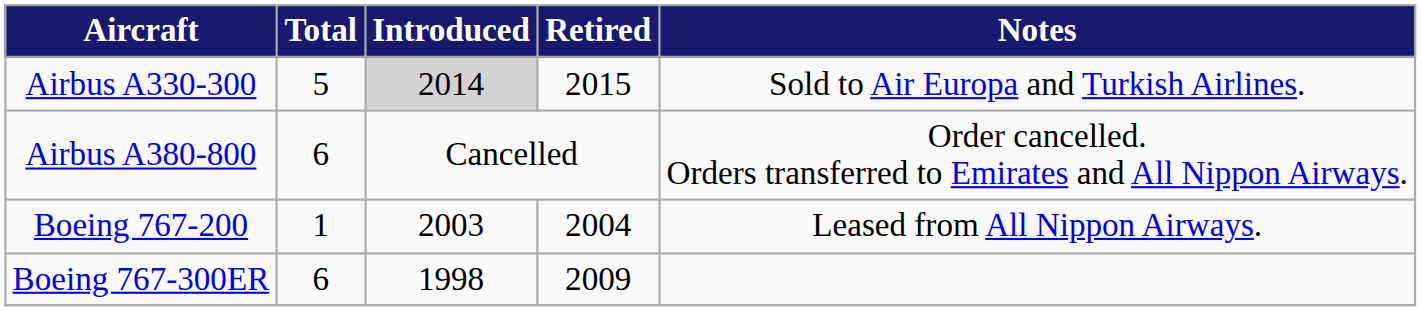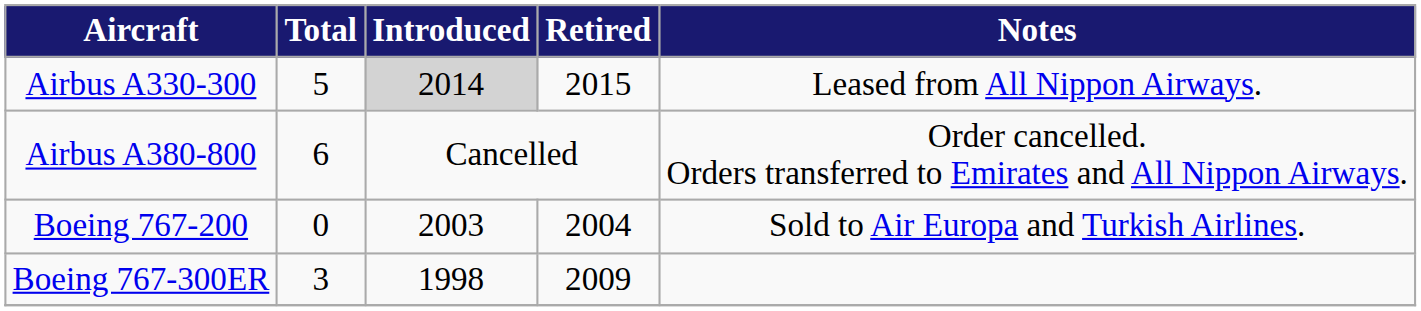(1037, 83) Sold to Air Europa and Turkish Airlines. -> (1037, 83) Leased from All Nippon Airways.
(321, 225) 1 -> (321, 225) 0
(1037, 225) Leased from All Nippon Airways. -> (1037, 225) Sold to Air Europa and Turkish Airlines.
(321, 278) 6 -> (321, 278) 3
